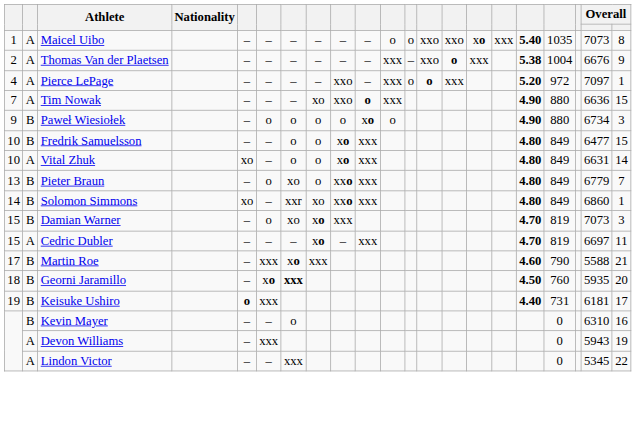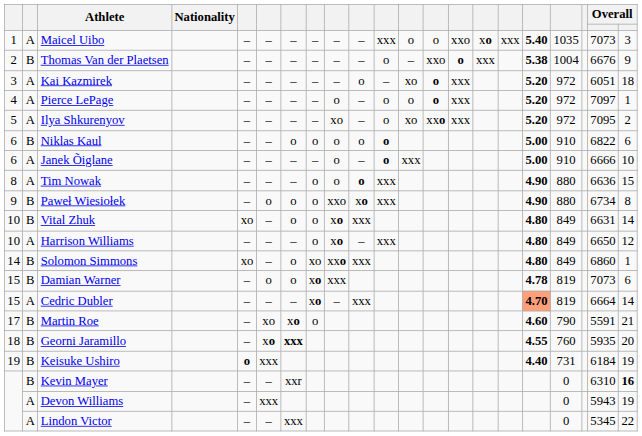(393, 40) o -> (386, 40) xxx
(429, 40) xxo -> (436, 40) o
(621, 40) 8 -> (628, 40) 3
(30, 60) A -> (30, 60) B
(393, 60) xxx -> (386, 60) o
+ row: (76, 80)
(343, 80) xxo -> (337, 100) o
(393, 80) xxx -> (386, 100) o
+ row: (83, 120)
+ row: (71, 140)
+ row: (77, 160)
(14, 100) 7 -> (14, 180) 8
(318, 100) xo -> (315, 180) o
(343, 100) xxo -> (337, 180) o
(343, 120) o -> (337, 200) xxo
(393, 120) o -> (386, 200) xxx
(621, 120) 3 -> (628, 200) 8
- row: (91, 140)
(30, 160) A -> (30, 220) B
+ row: (87, 240)
- row: (73, 180)
(293, 200) xxr -> (293, 260) o
(293, 220) xo -> (293, 280) o
(530, 220) 4.70 -> (537, 280) 4.78
(621, 220) 3 -> (628, 280) 6
(530, 240) no background -> (537, 300) lightsalmon background
(597, 240) 6697 -> (603, 300) 6664
(621, 240) 11 -> (628, 300) 14
(269, 260) xxx -> (269, 321) xo
(318, 260) xxx -> (315, 321) o
(597, 260) 5588 -> (603, 321) 5591
(530, 280) 4.50 -> (537, 341) 4.55
(597, 300) 6181 -> (603, 361) 6184
(621, 300) 17 -> (628, 361) 19
(293, 321) o -> (293, 381) xxr
(621, 321) normal -> (628, 381) bold
